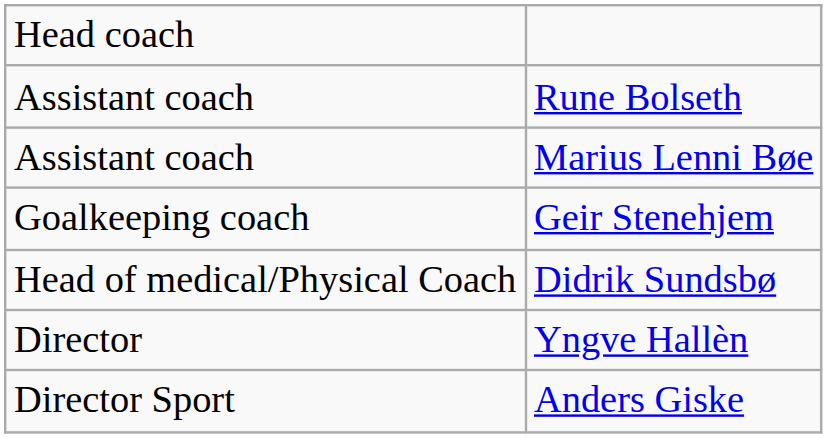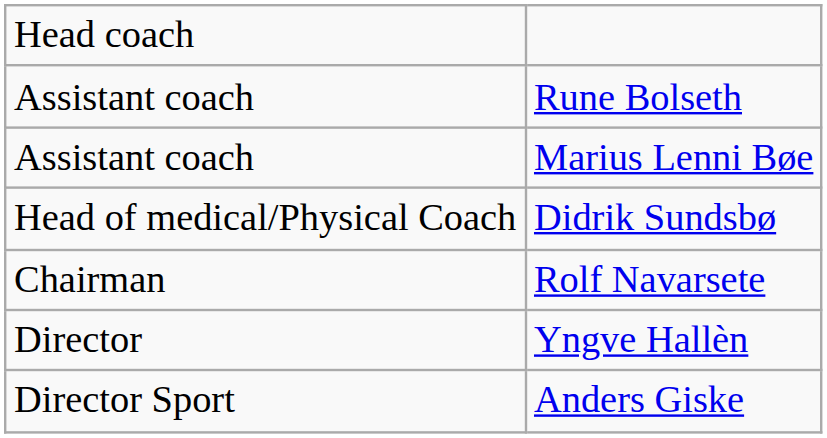- row: (654, 217)
+ row: (650, 278)
